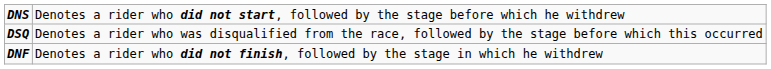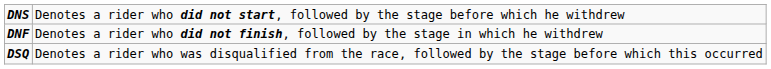rows swapped: (18, 54) <-> (18, 34)
